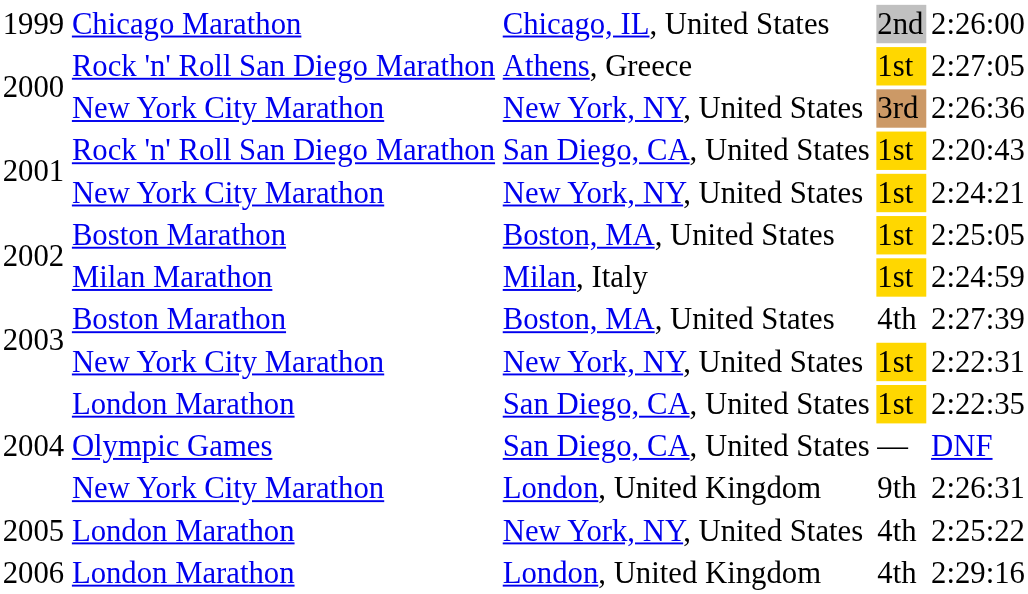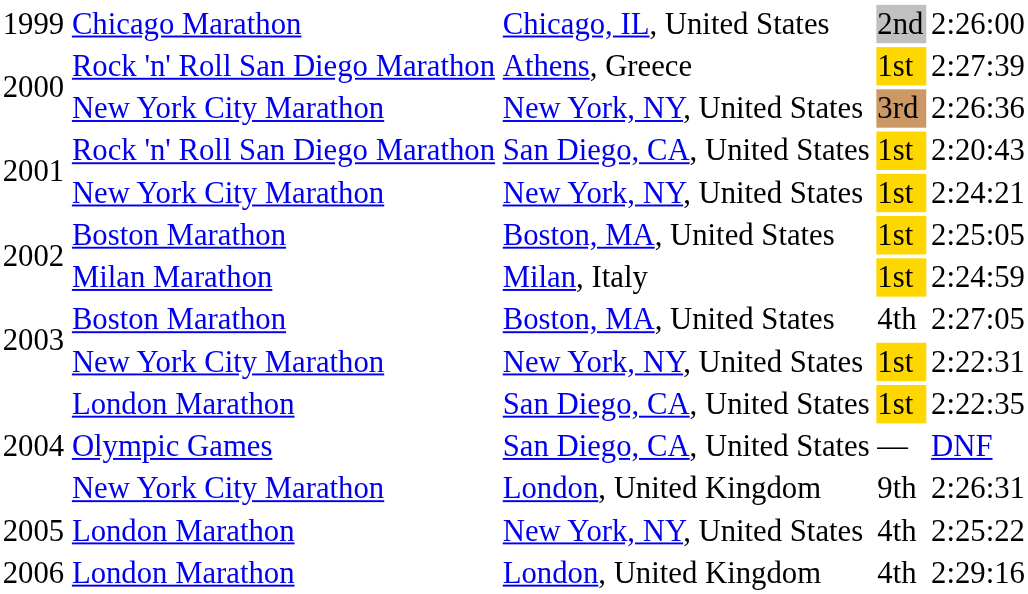(978, 65) 2:27:05 -> (978, 65) 2:27:39
(978, 319) 2:27:39 -> (978, 319) 2:27:05
